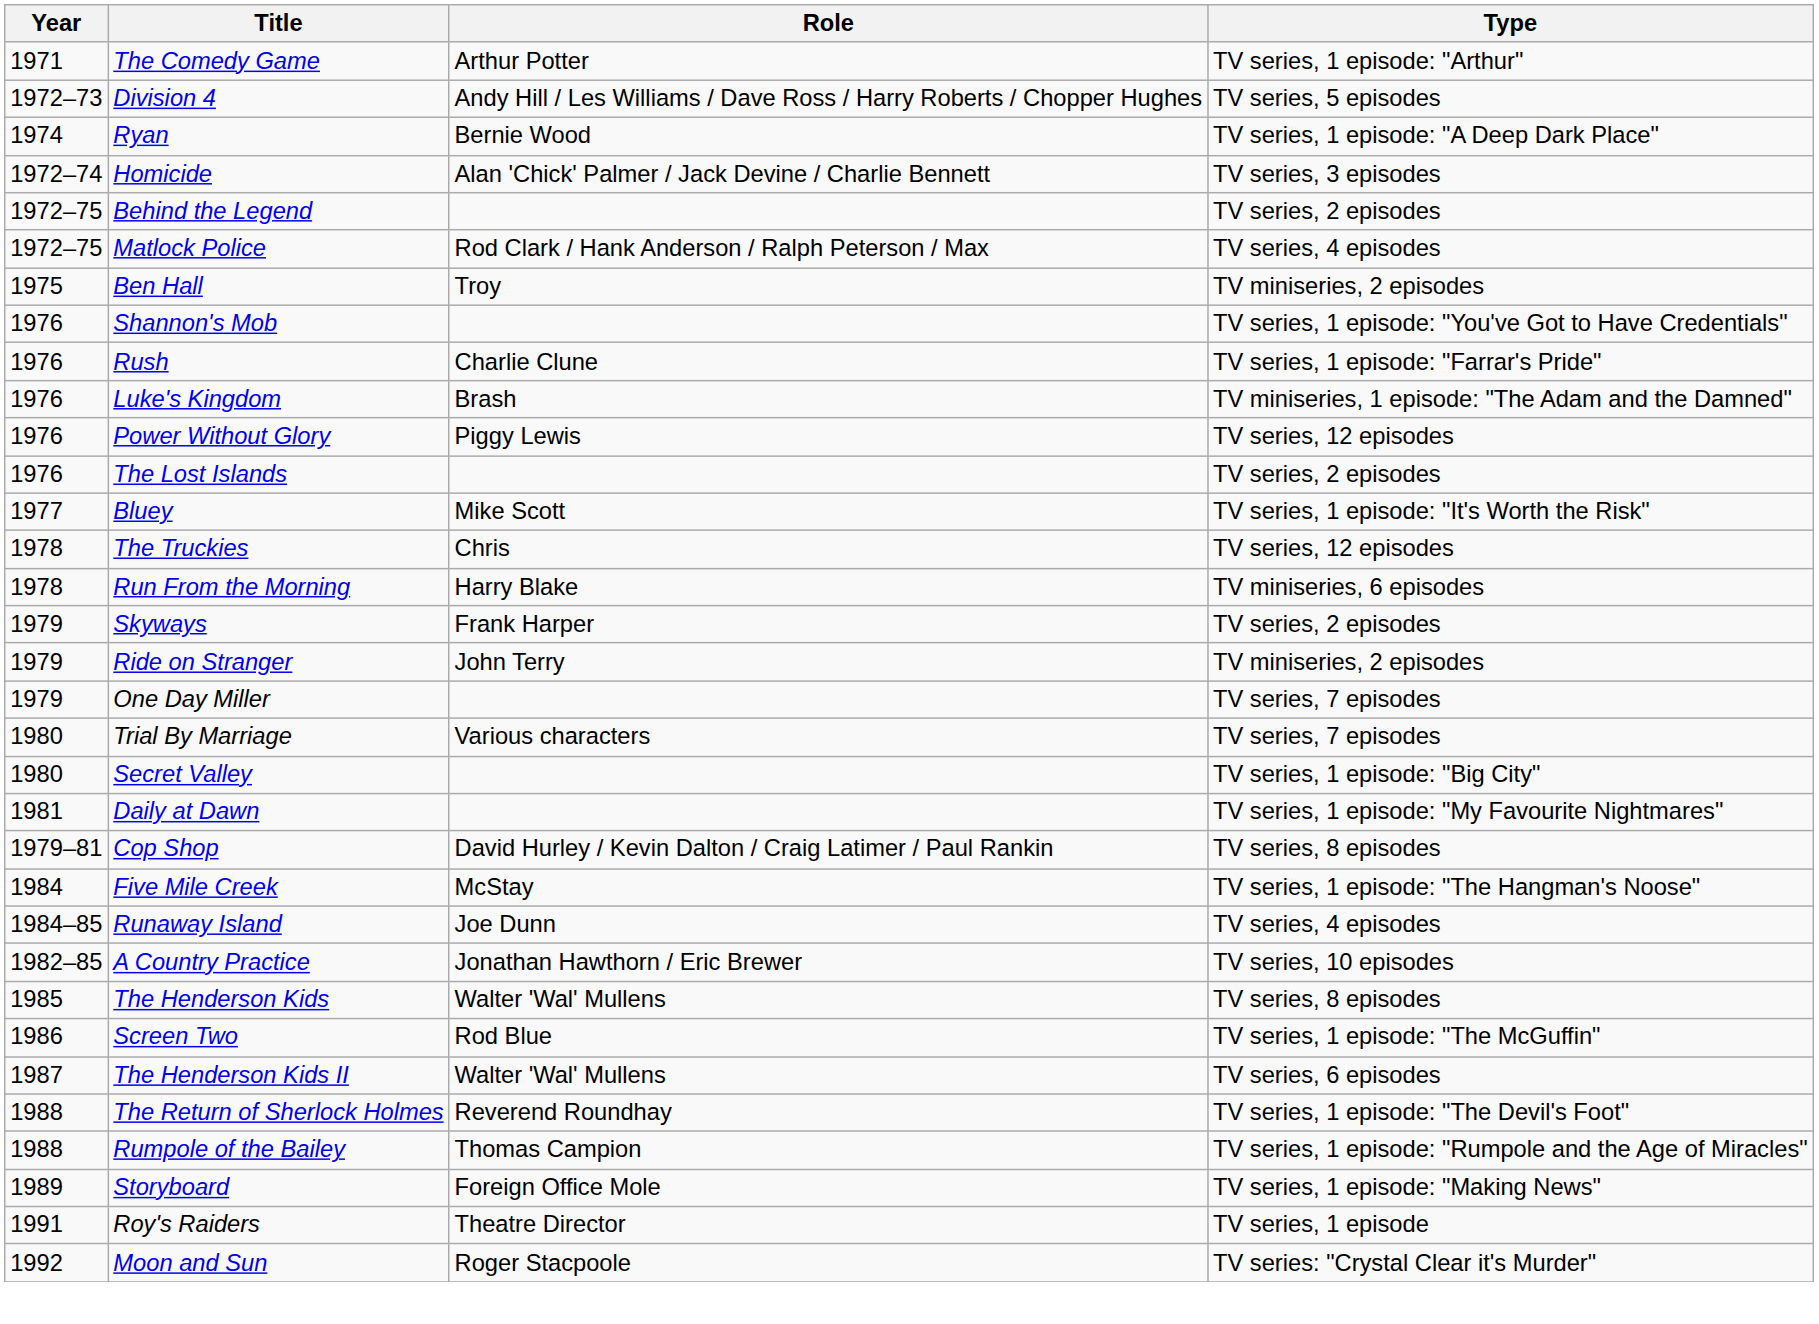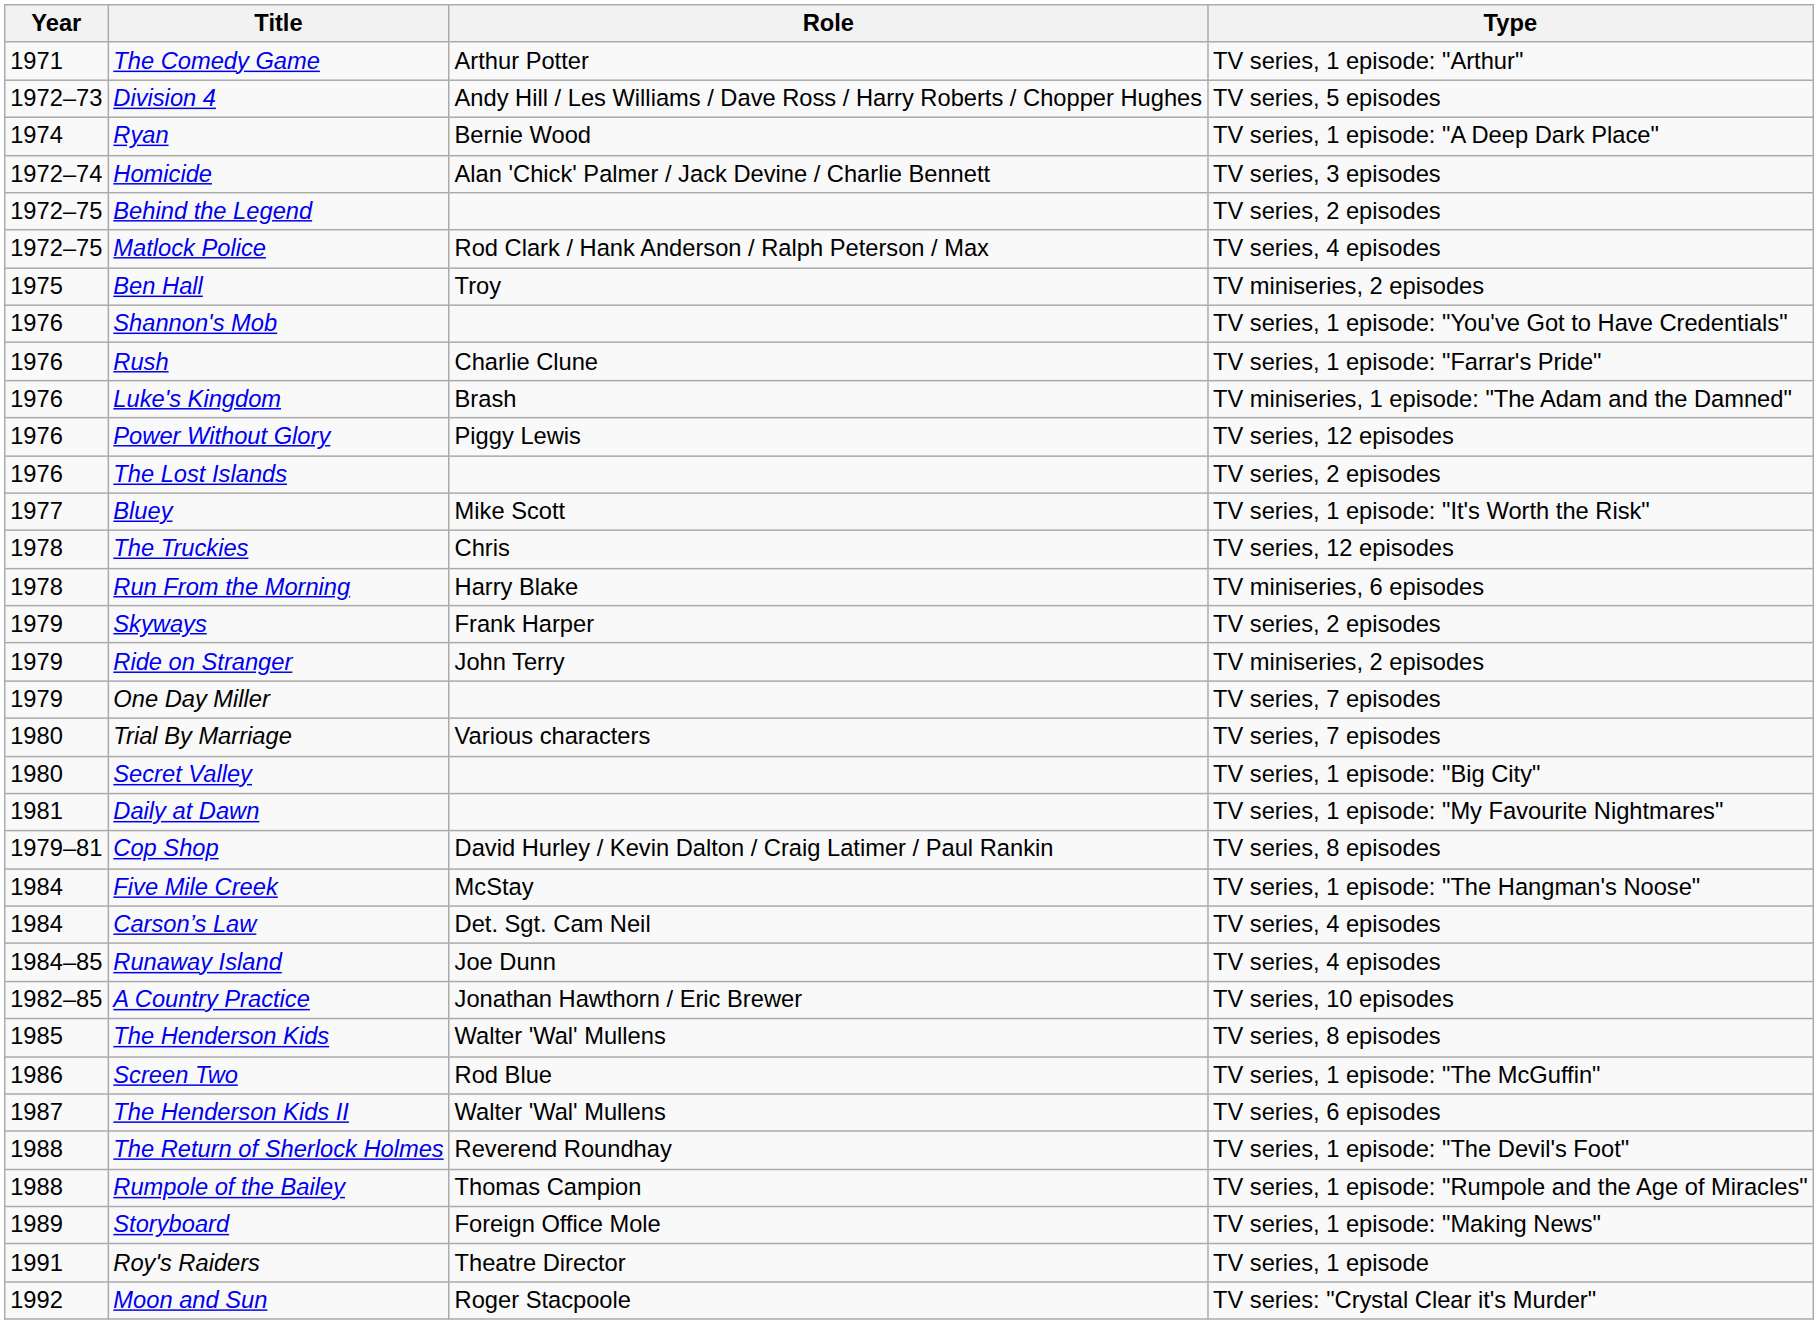+ row: (185, 924)
